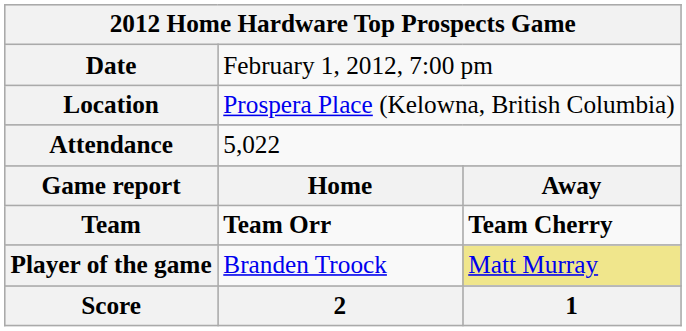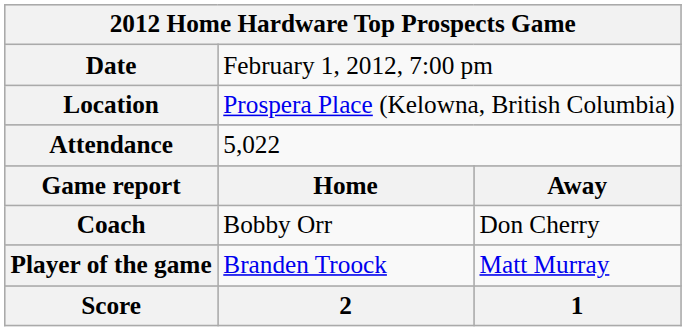- row: (111, 225)
+ row: (111, 225)
(533, 265) khaki background -> (544, 265) no background
